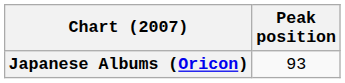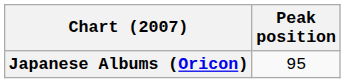(296, 65) 93 -> (296, 65) 95
